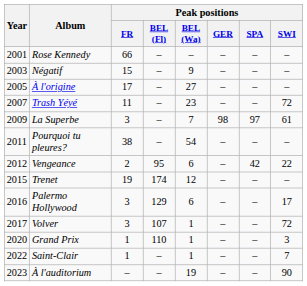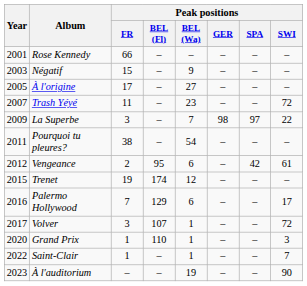(287, 119) 61 -> (287, 119) 22
(287, 163) 22 -> (287, 163) 61
(127, 202) 3 -> (127, 202) 7
